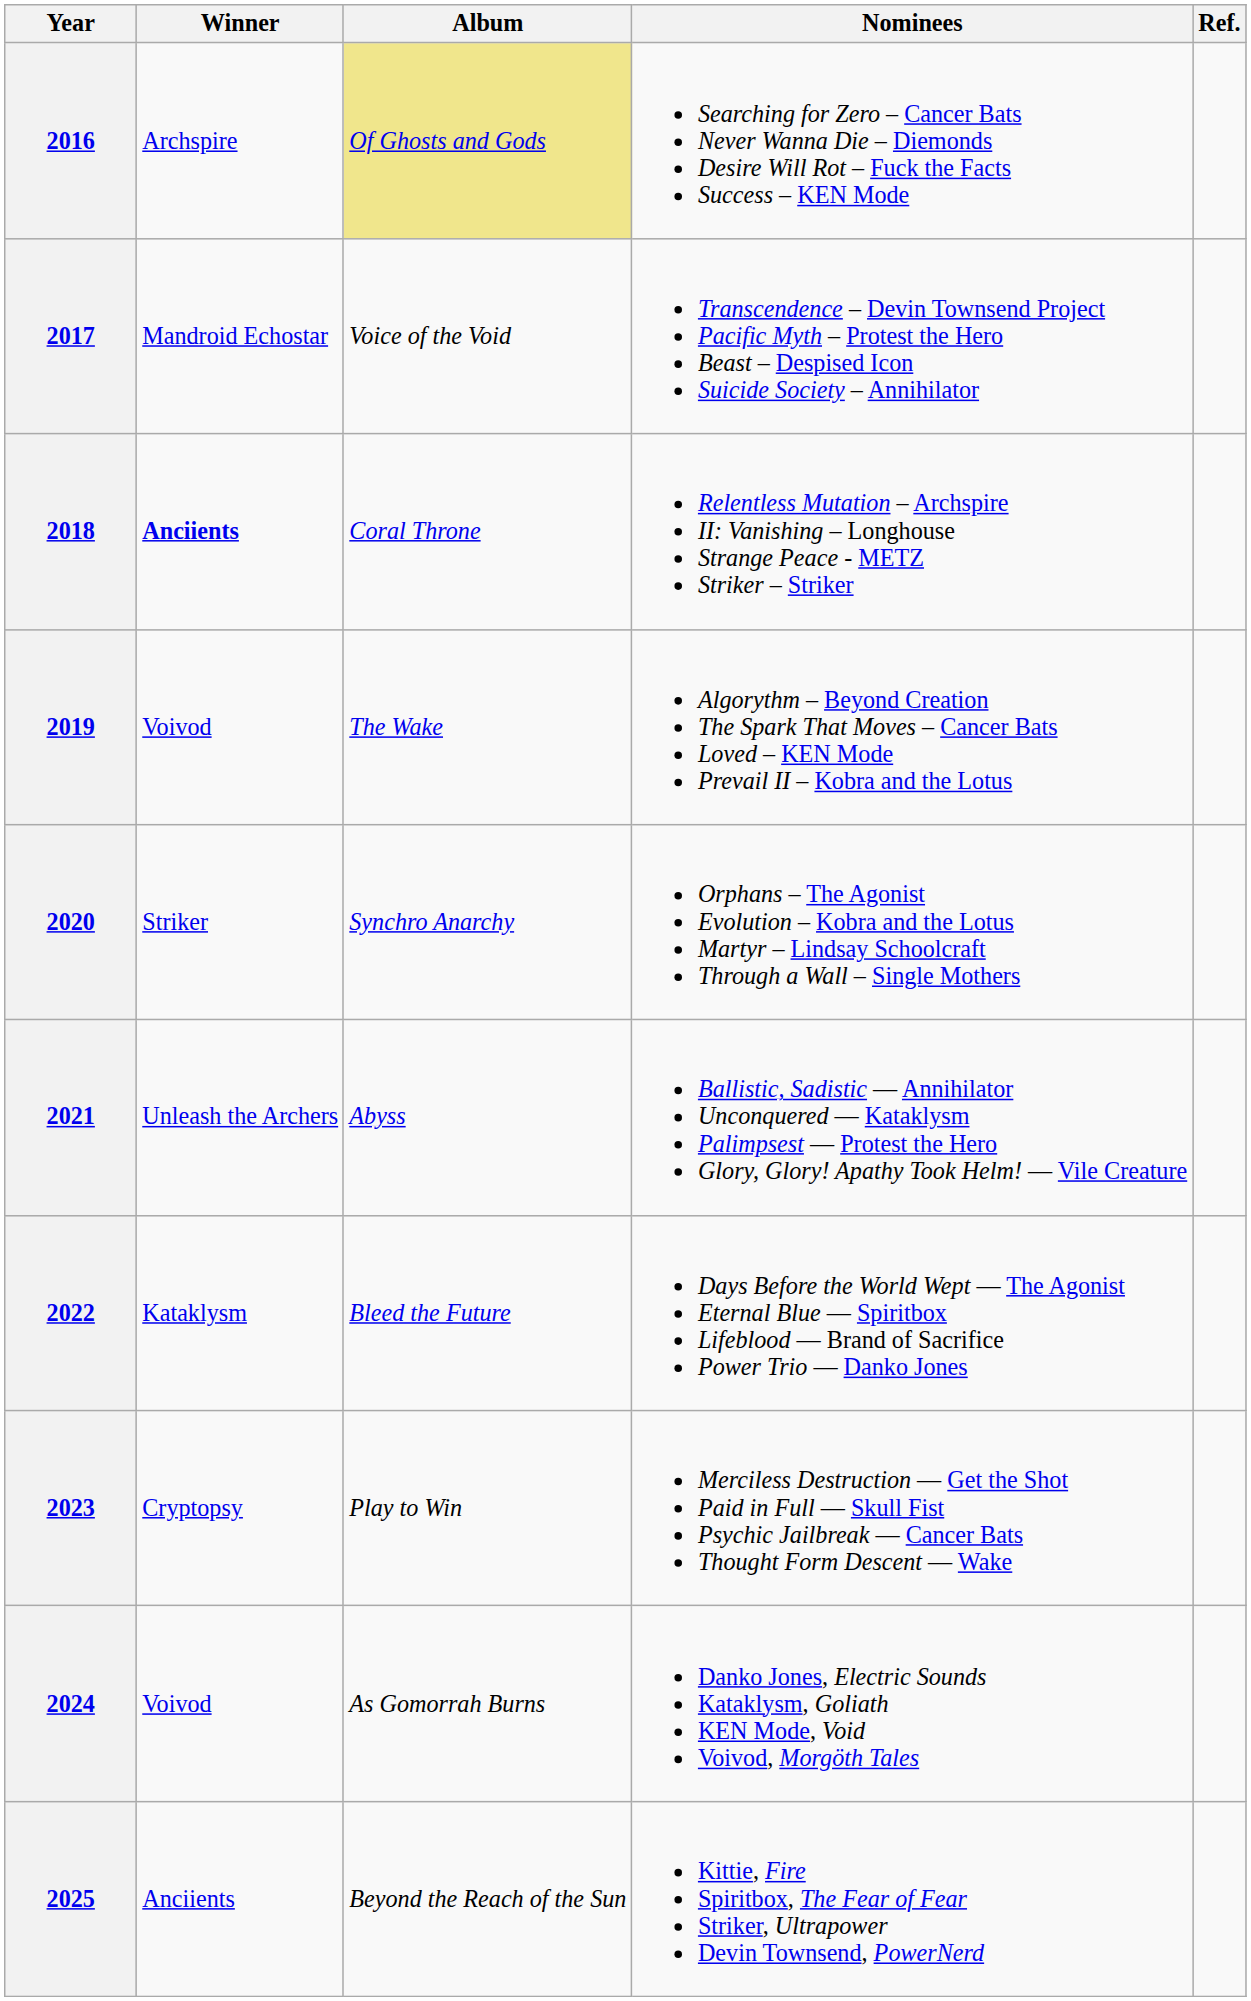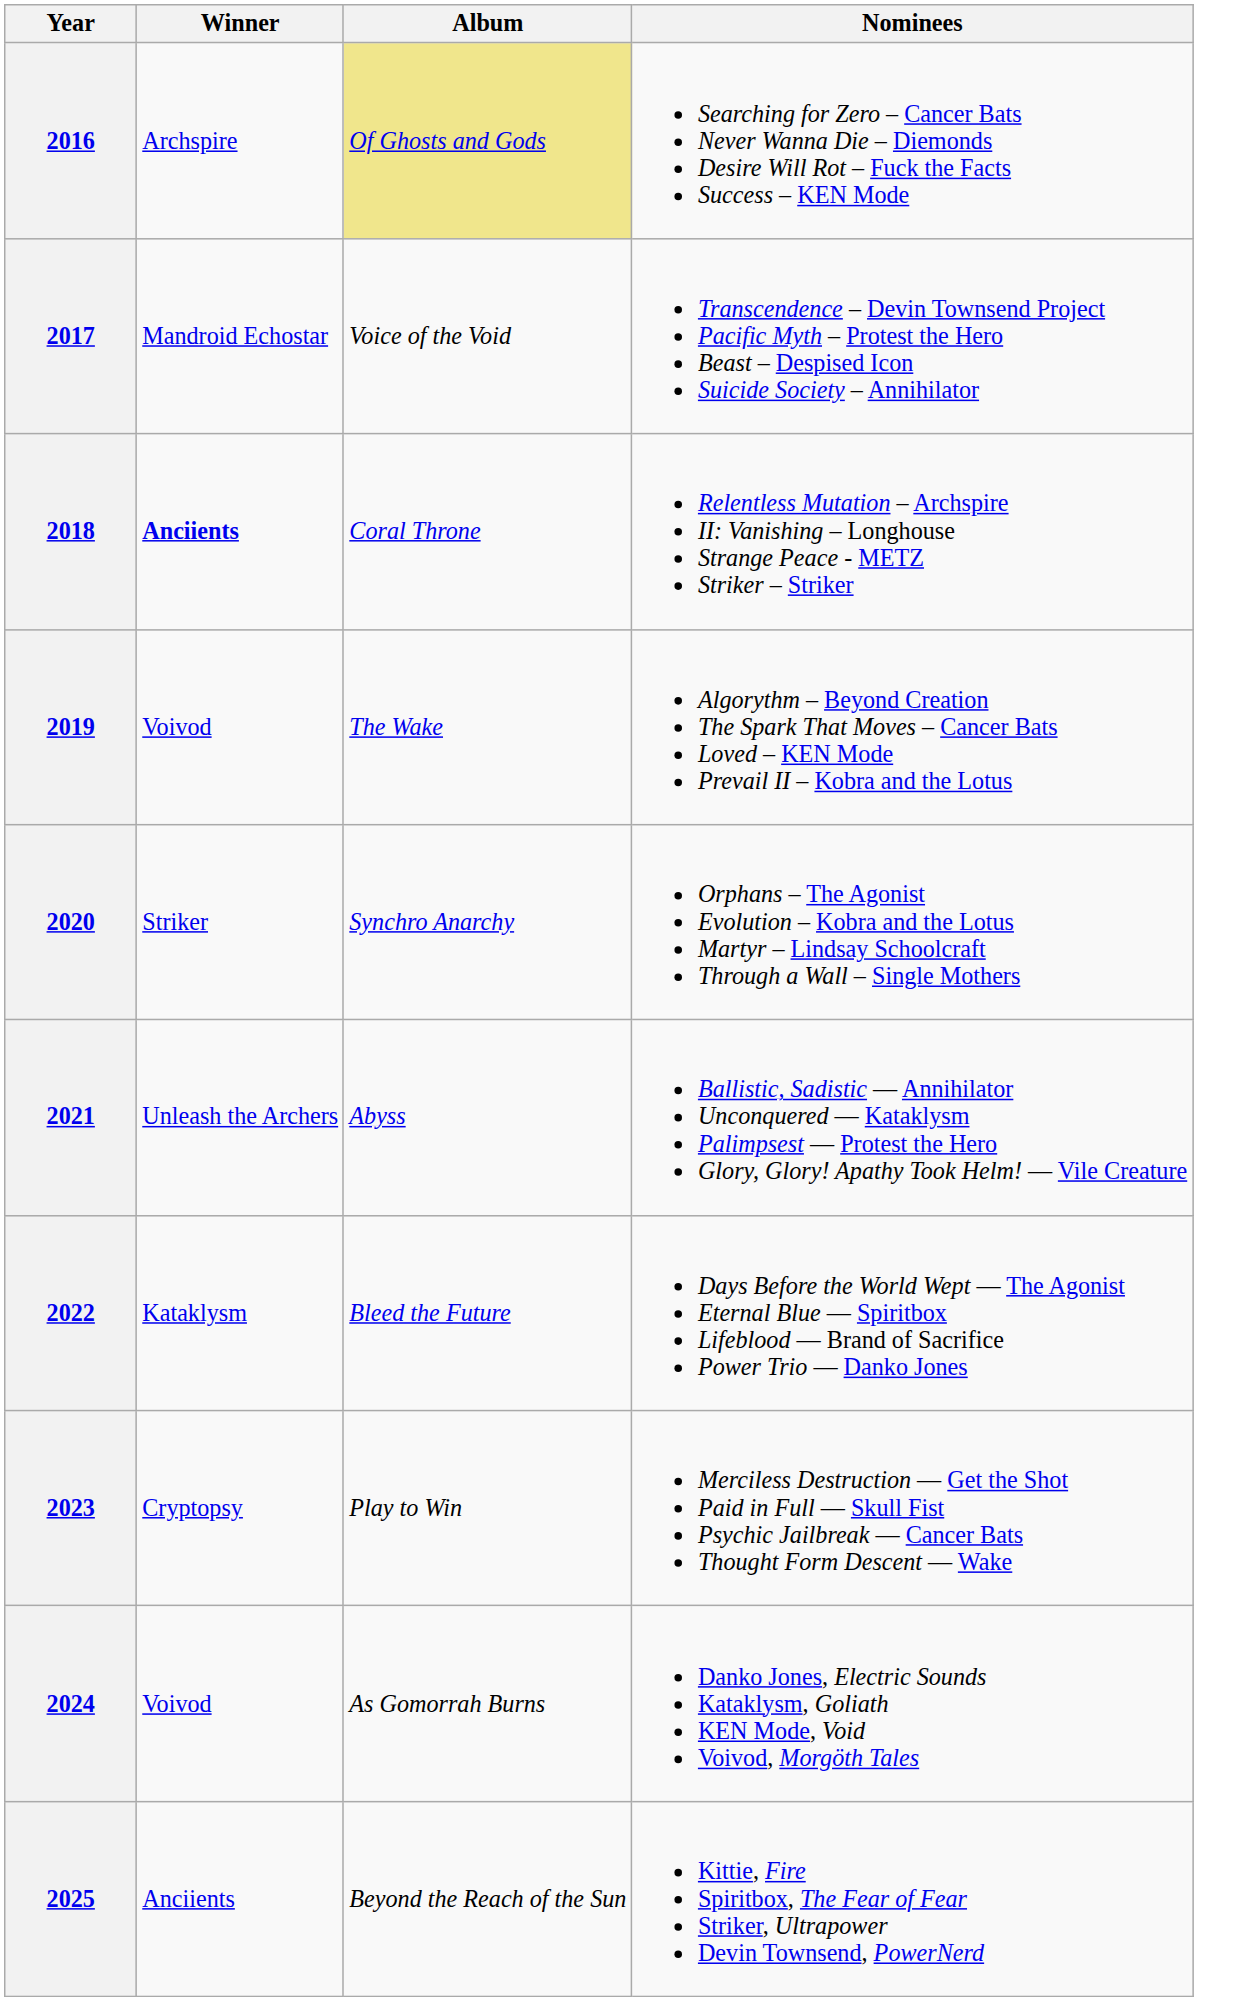- column: (1219, 23)
